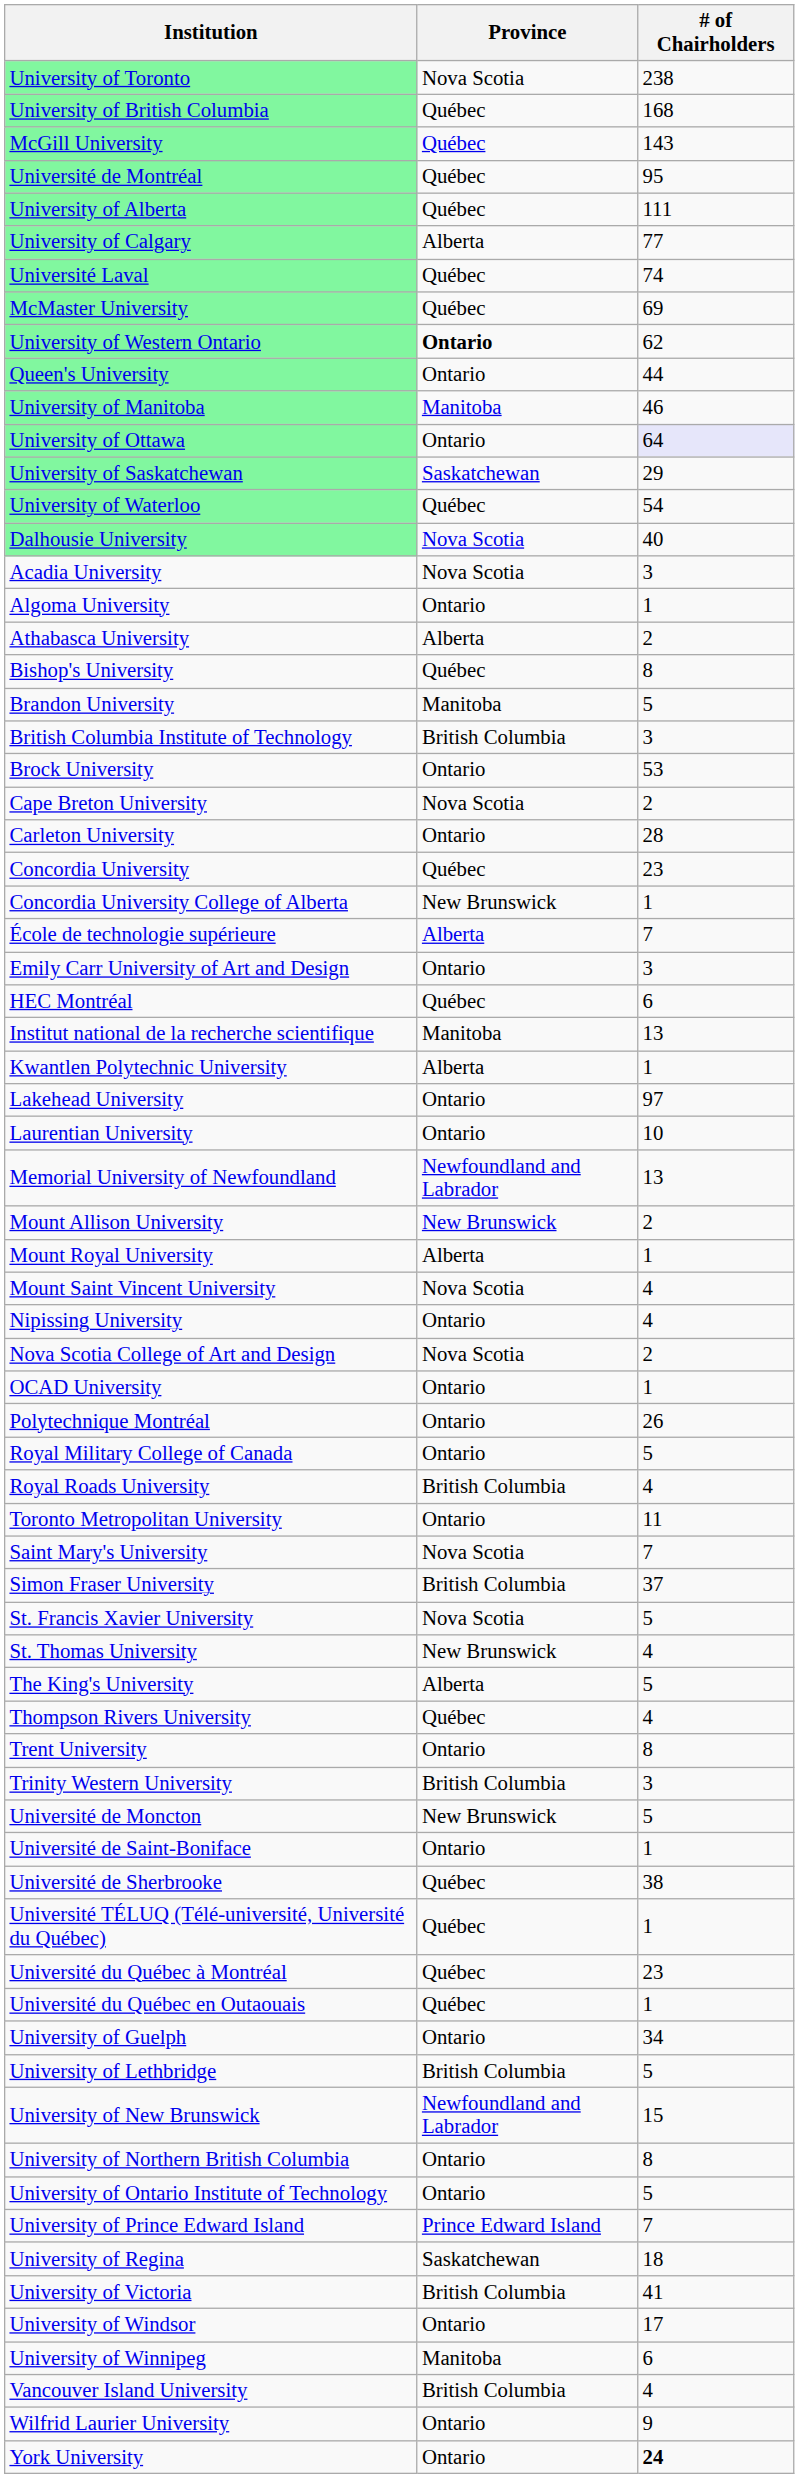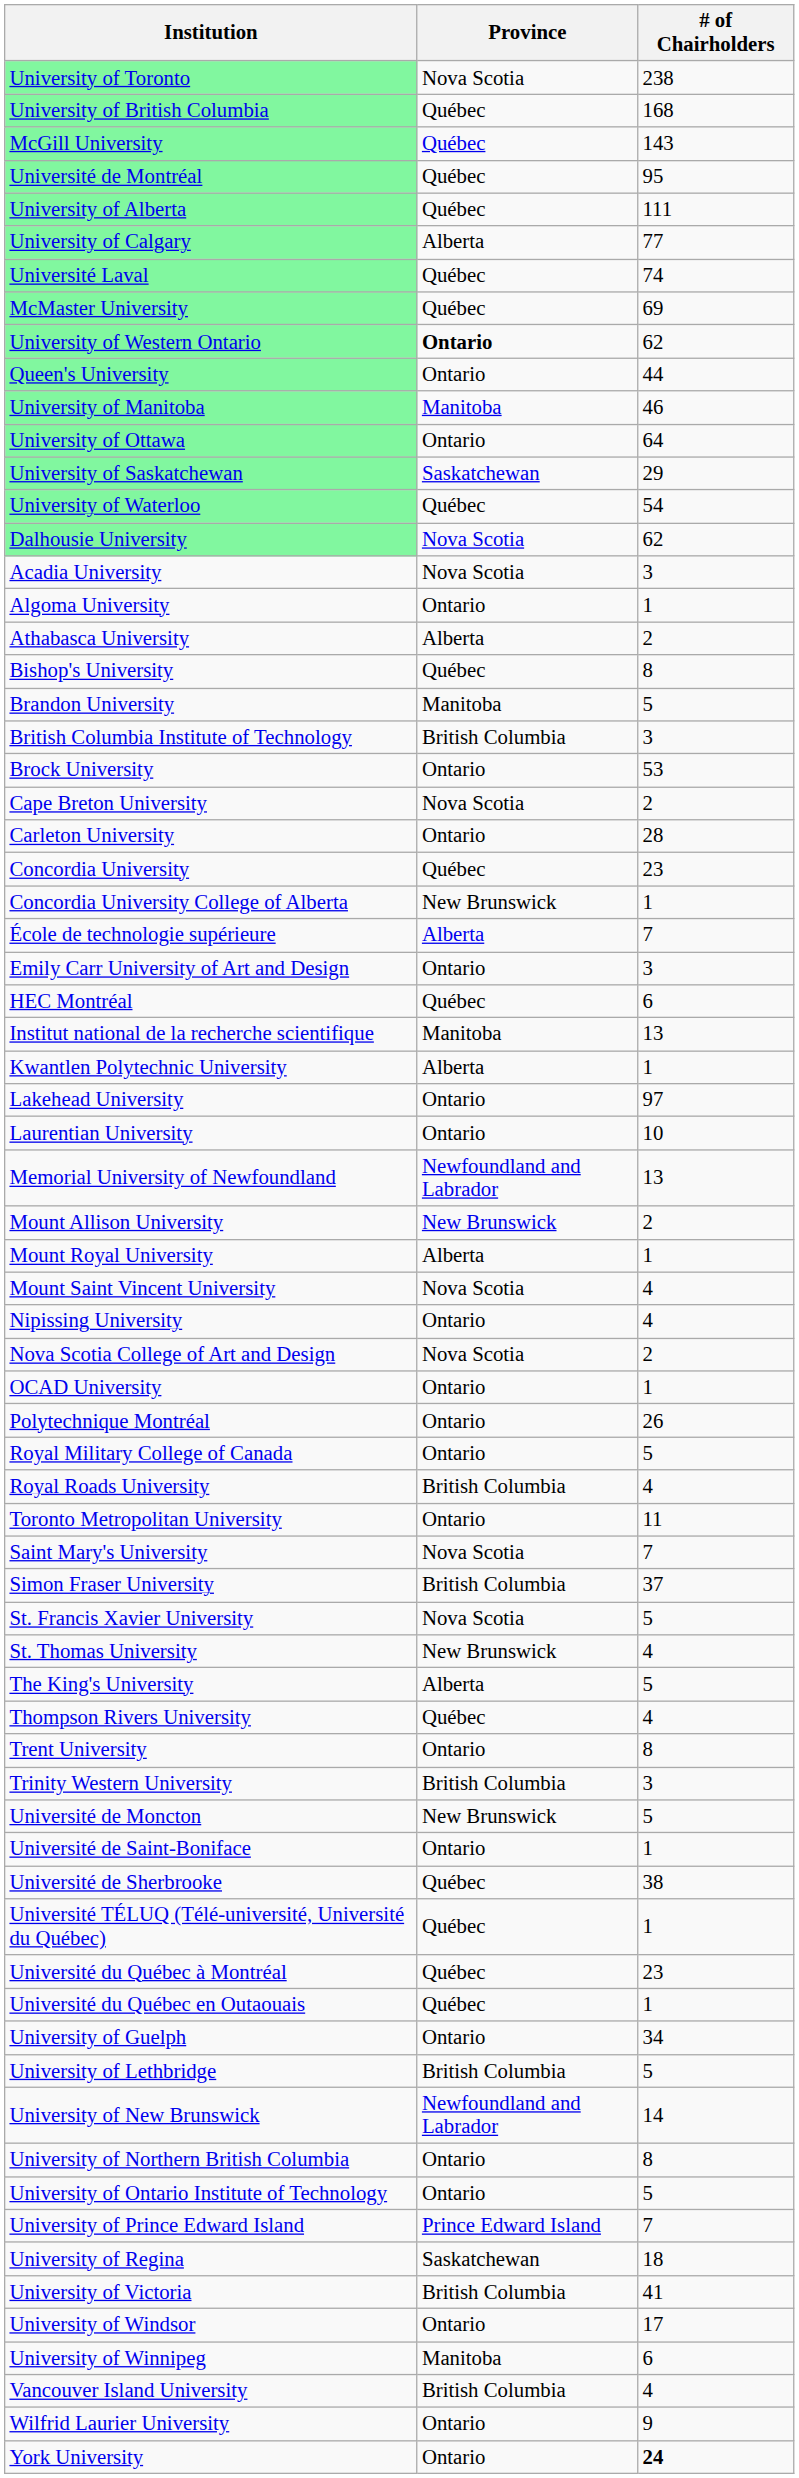(653, 440) lavender background -> (653, 440) no background
(653, 539) 40 -> (653, 539) 62
(653, 2115) 15 -> (653, 2115) 14
